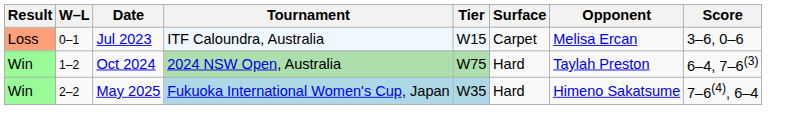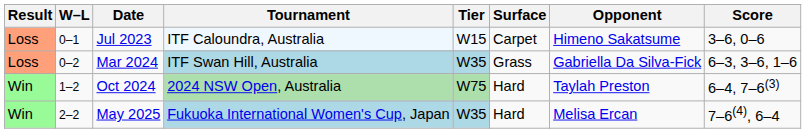(595, 39) Melisa Ercan -> (617, 39) Himeno Sakatsume
+ row: (127, 62)
(617, 91) Himeno Sakatsume -> (595, 114) Melisa Ercan
